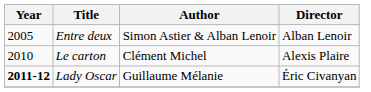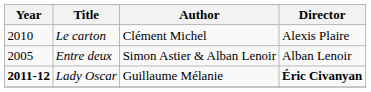rows swapped: (84, 35) <-> (81, 55)
(319, 76) normal -> (322, 76) bold
